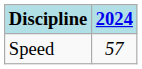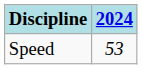(114, 48) 57 -> (114, 48) 53
